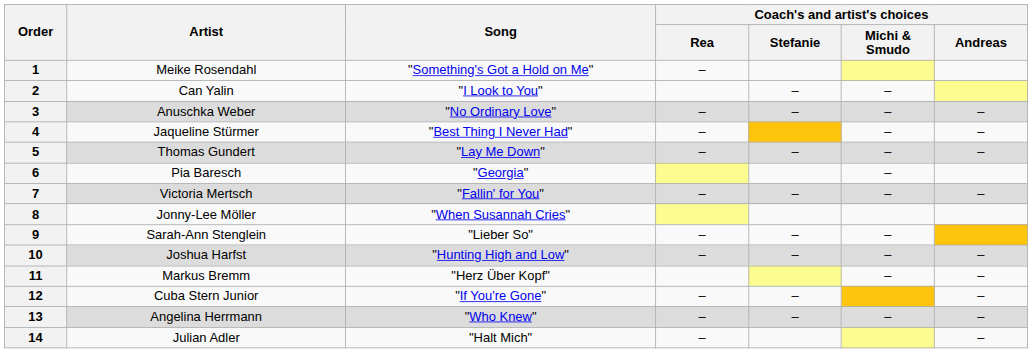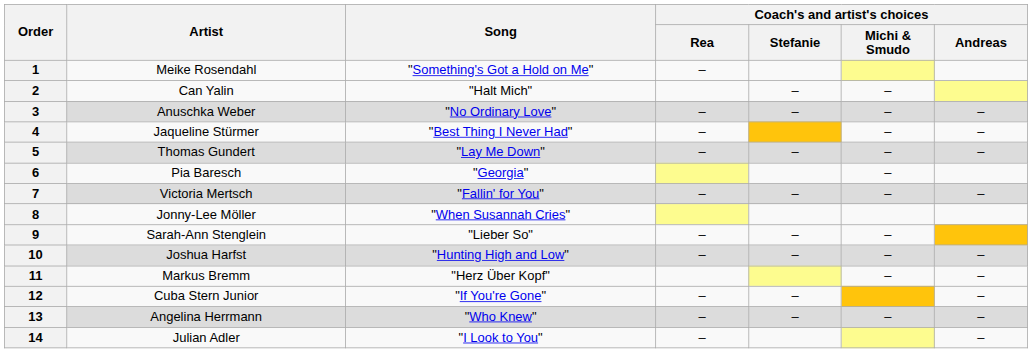(501, 91) "I Look to You" -> (501, 91) "Halt Mich"
(501, 337) "Halt Mich" -> (501, 337) "I Look to You"
